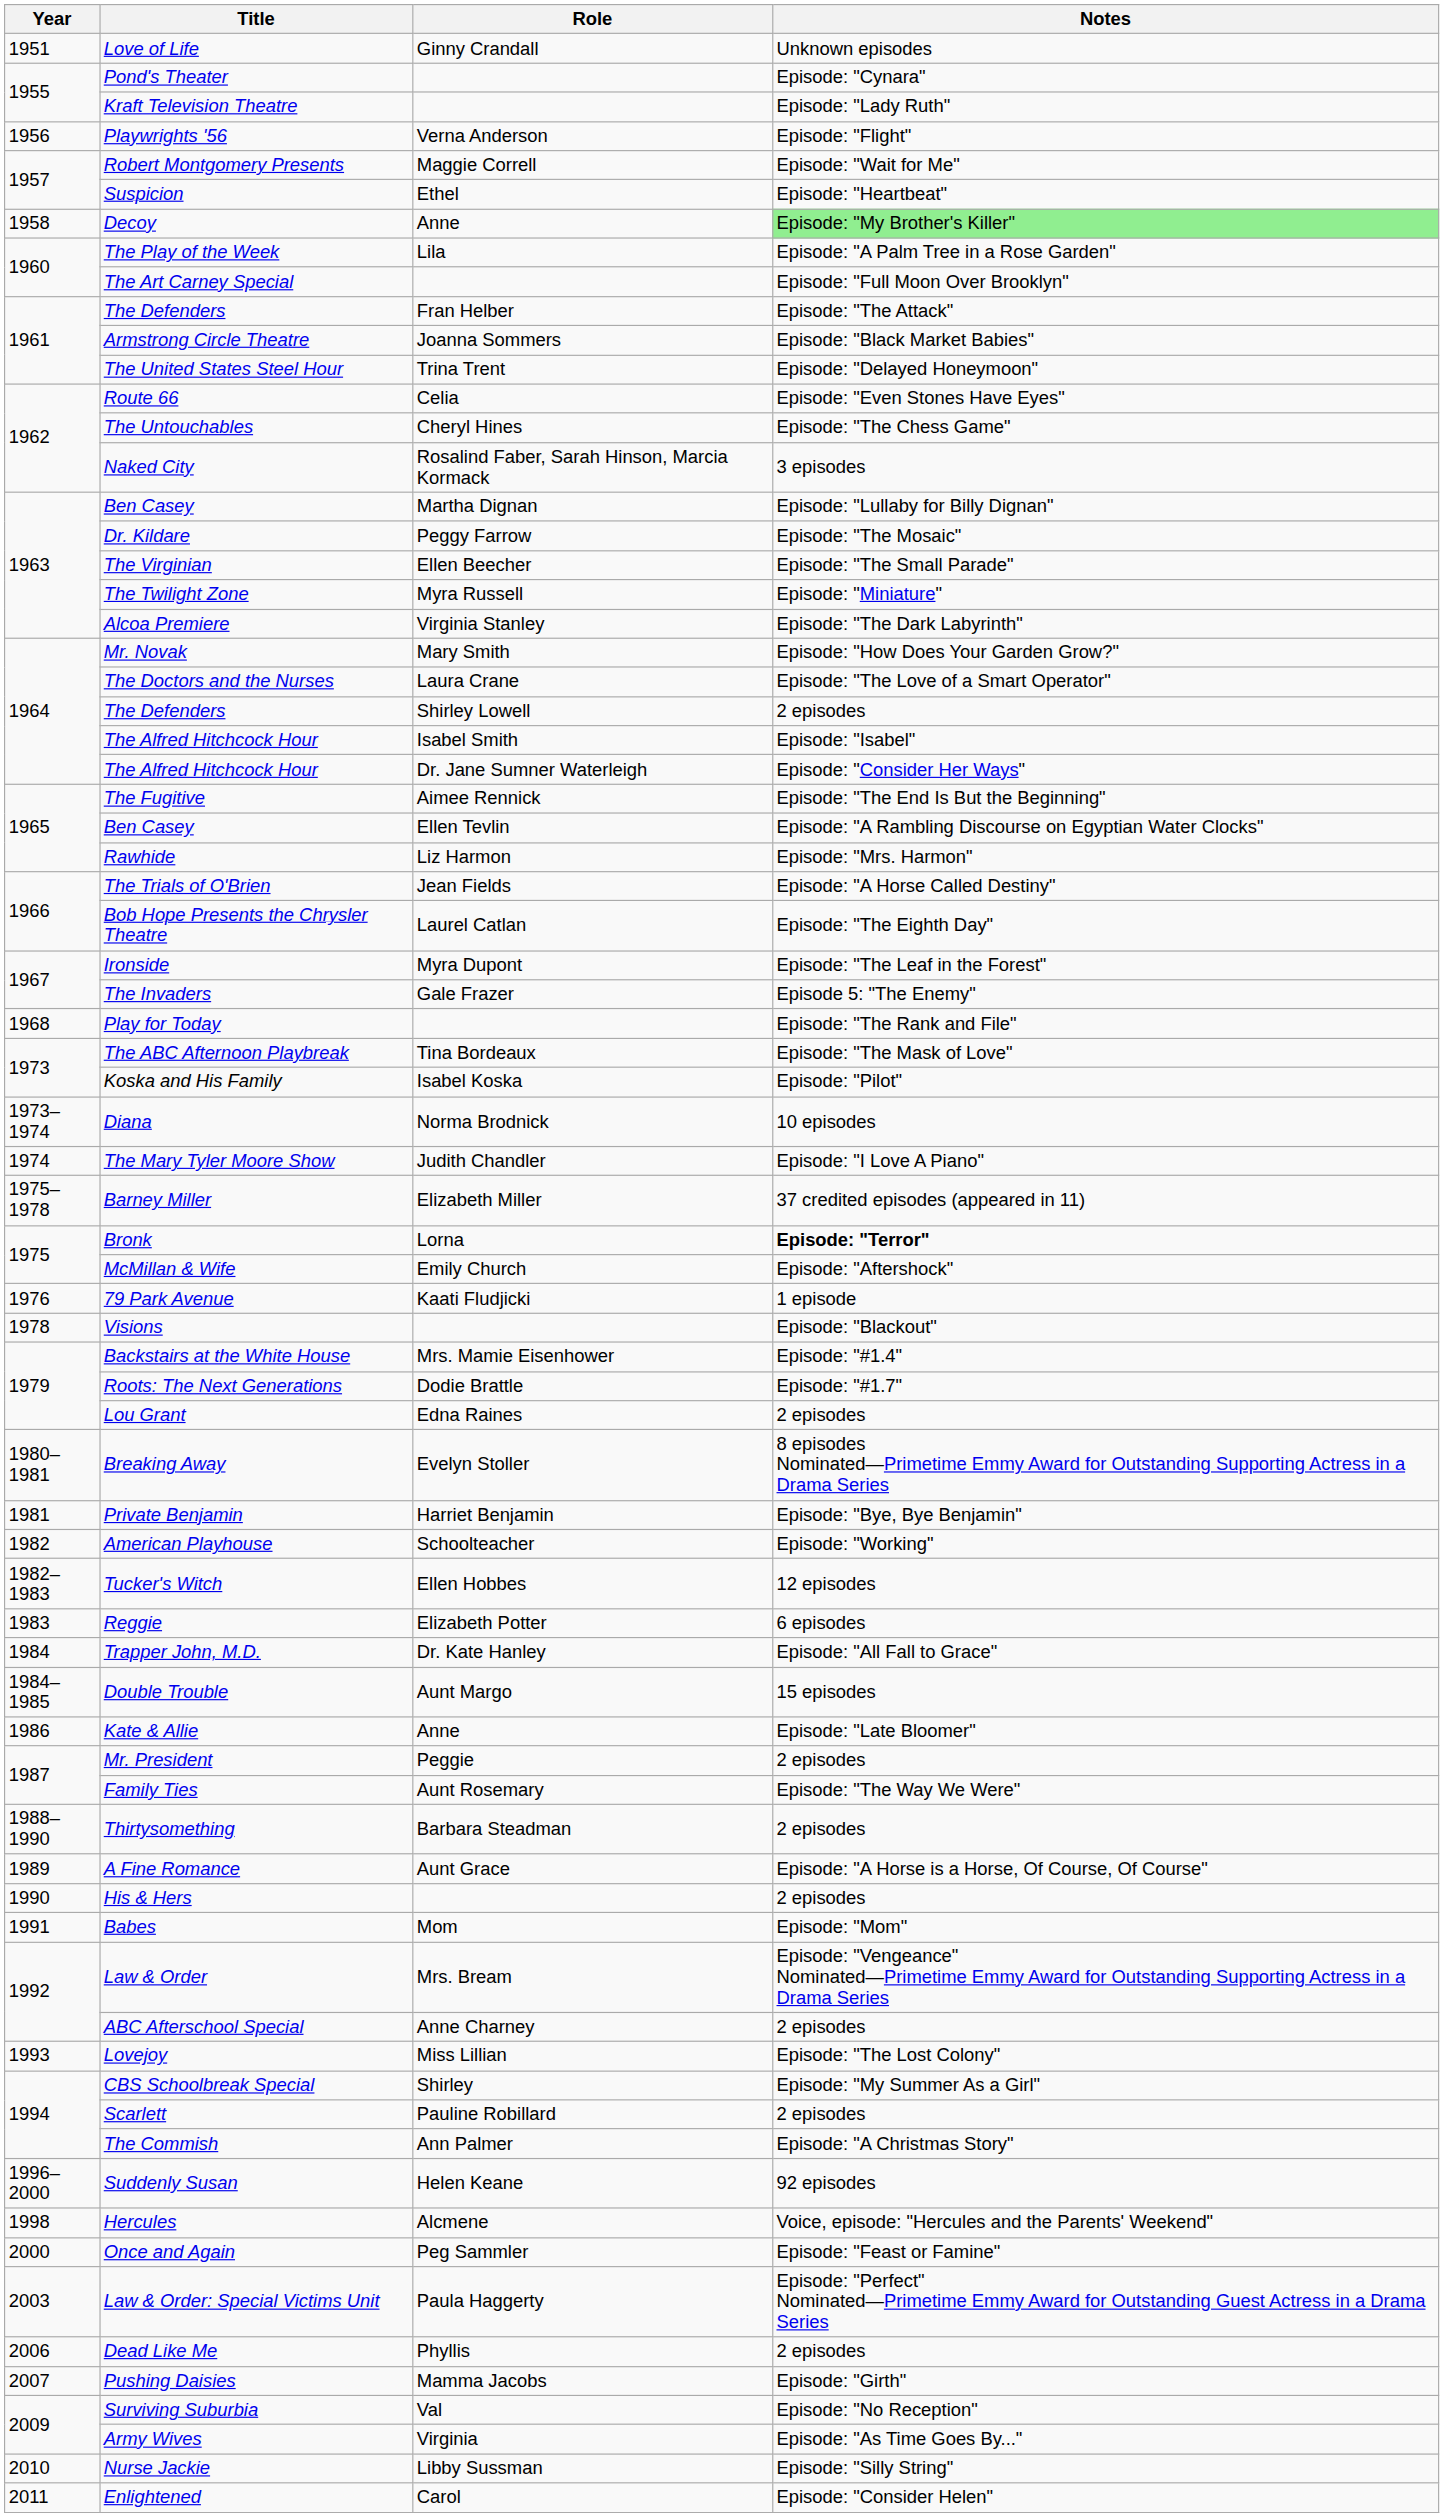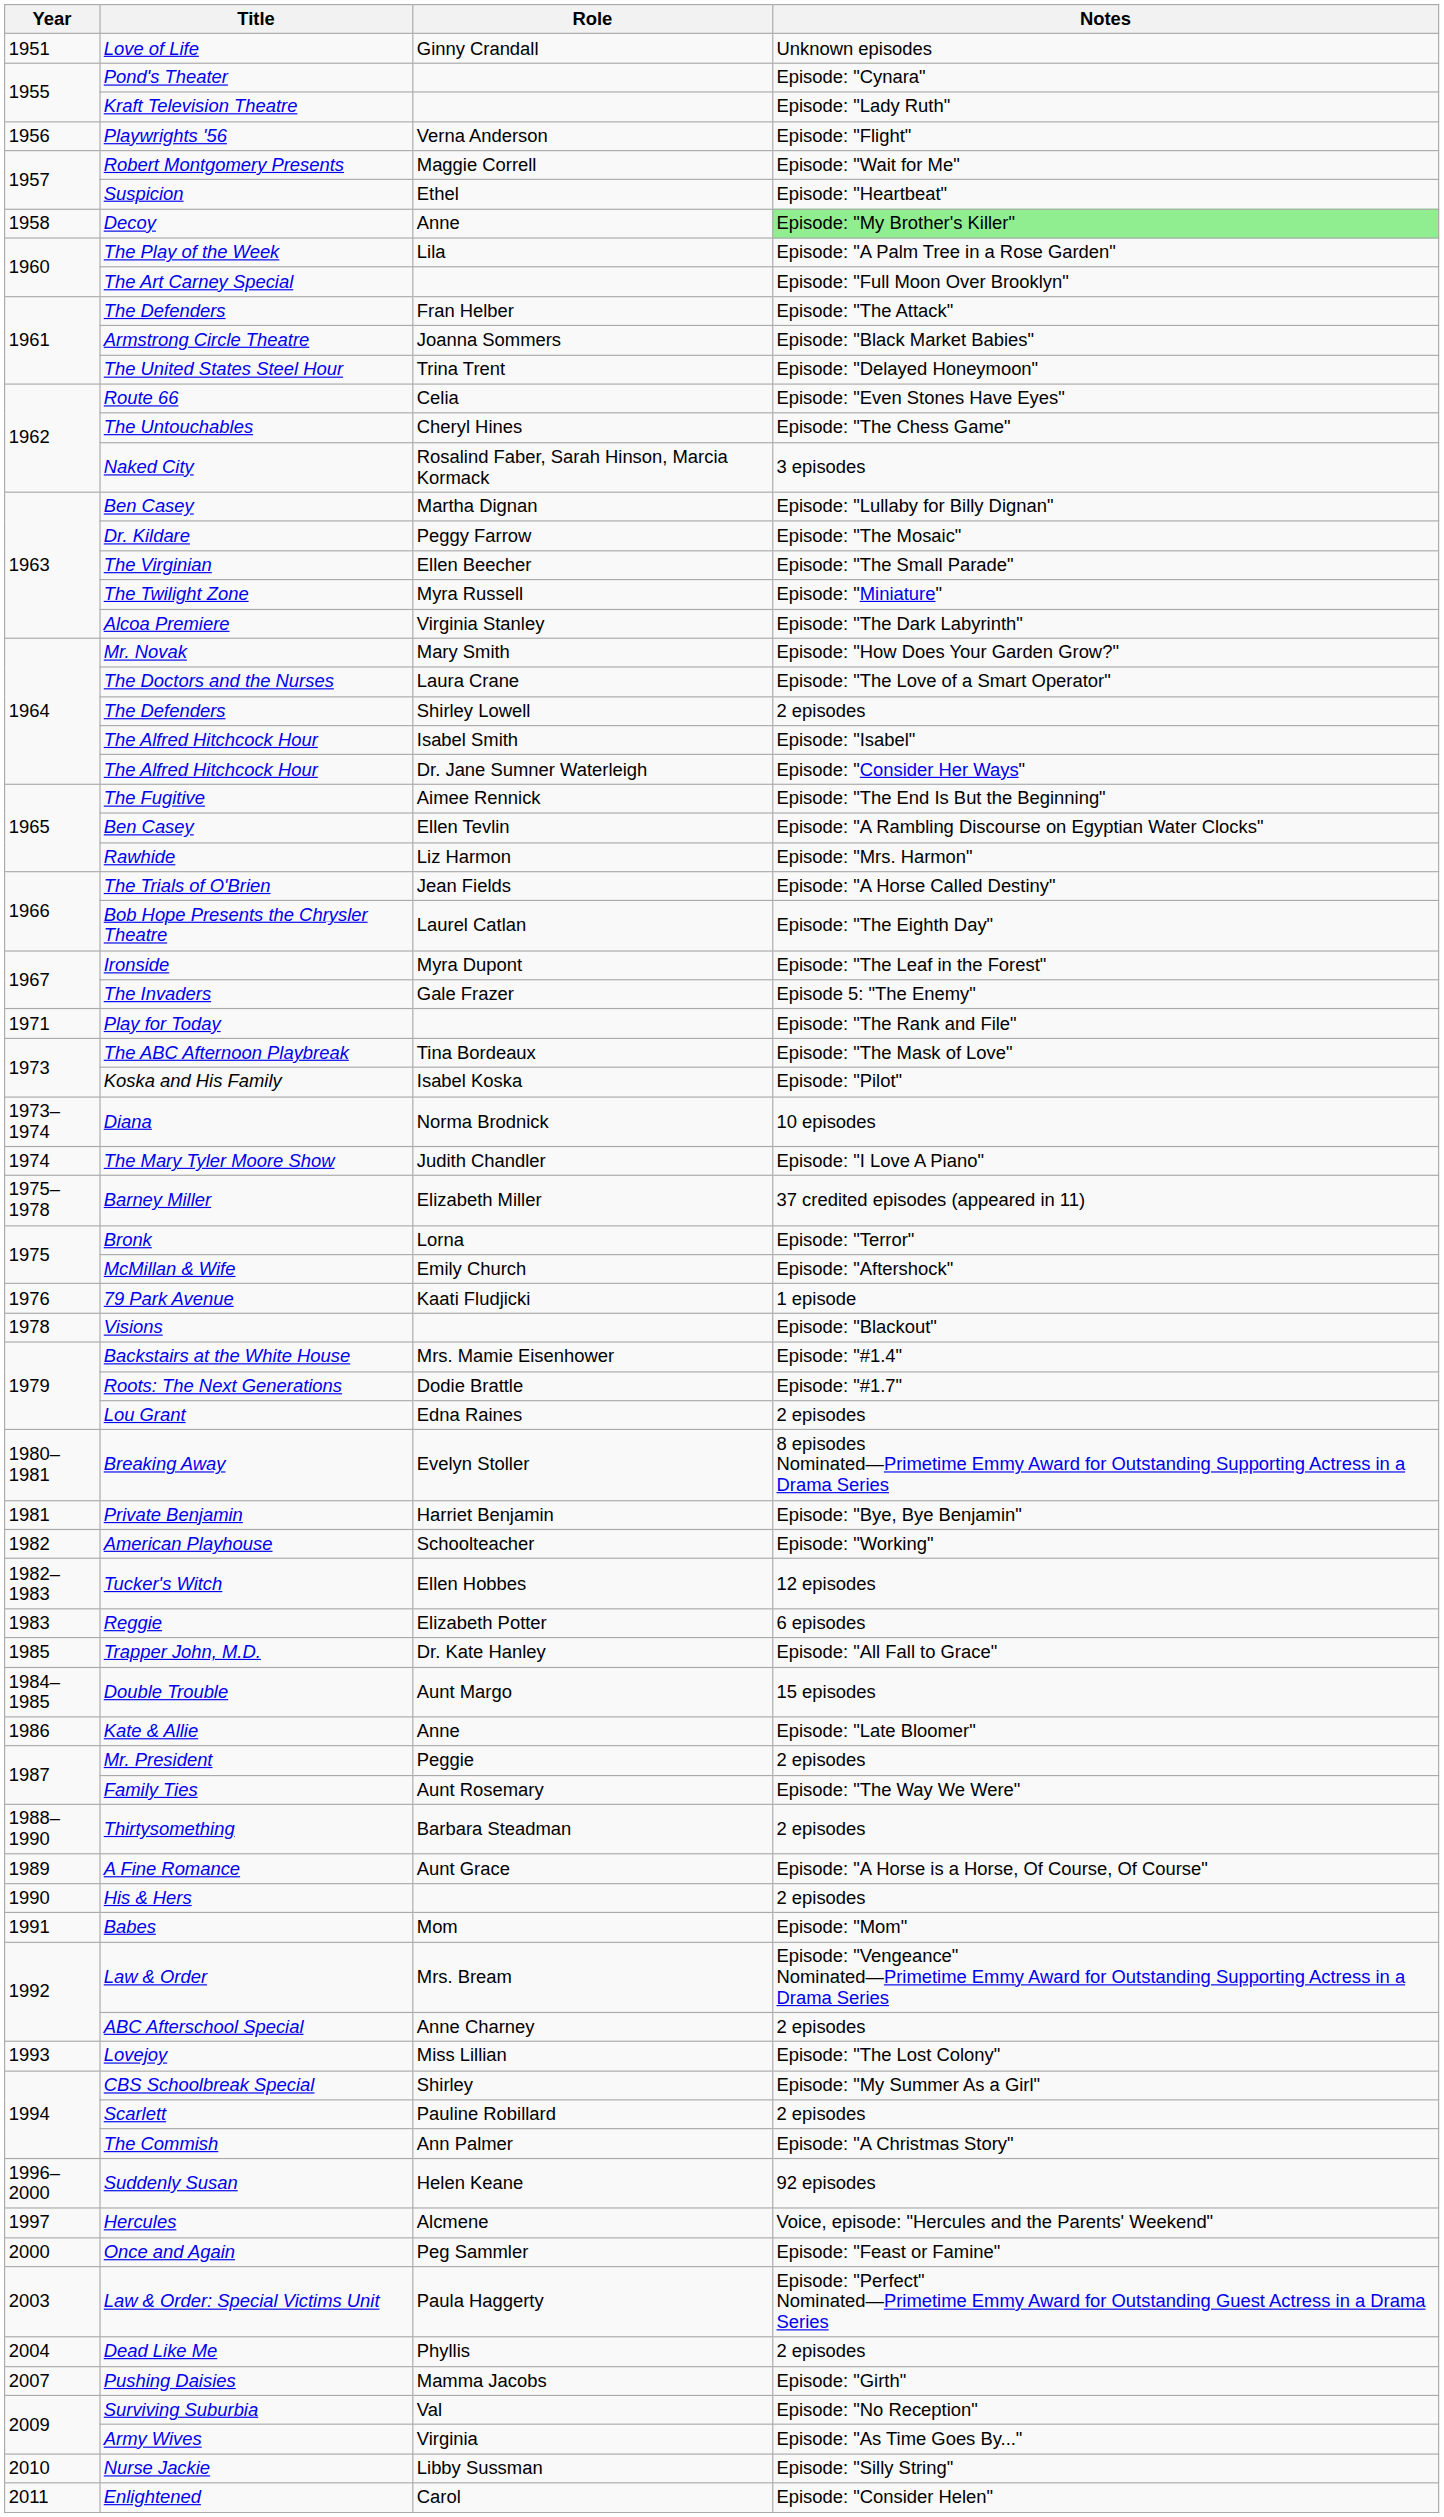(29, 1023) 1968 -> (29, 1023) 1971
(853, 1239) bold -> (845, 1239) normal
(29, 1652) 1984 -> (29, 1652) 1985
(29, 2222) 1998 -> (29, 2222) 1997
(29, 2351) 2006 -> (29, 2351) 2004
